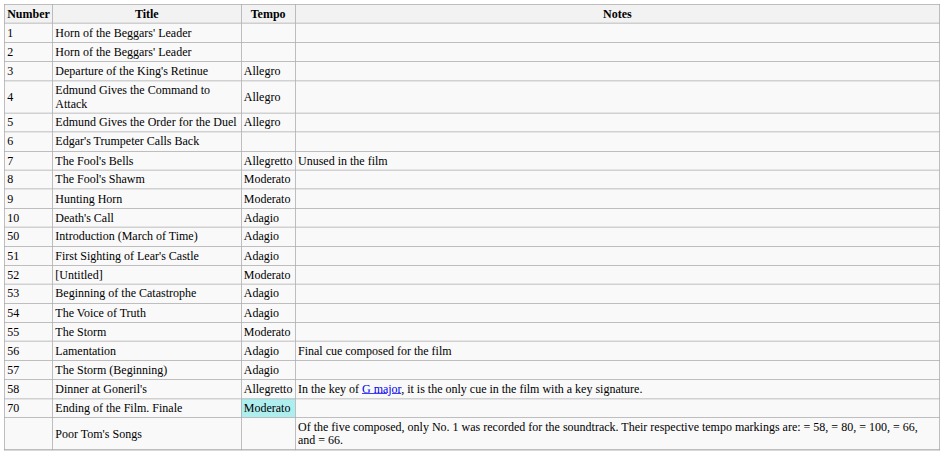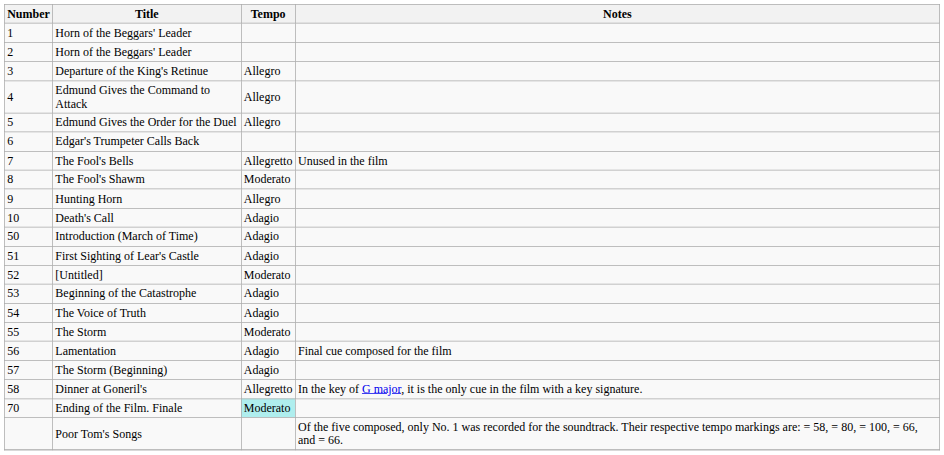(267, 198) Moderato -> (262, 198) Allegro
